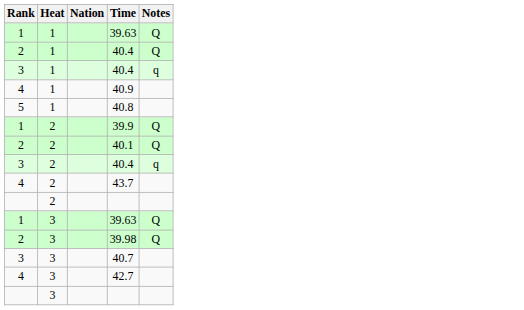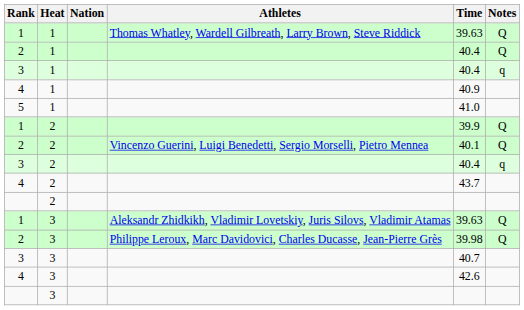+ column: (280, 13)
(123, 107) 40.8 -> (469, 107) 41.0
(123, 276) 42.7 -> (469, 276) 42.6
